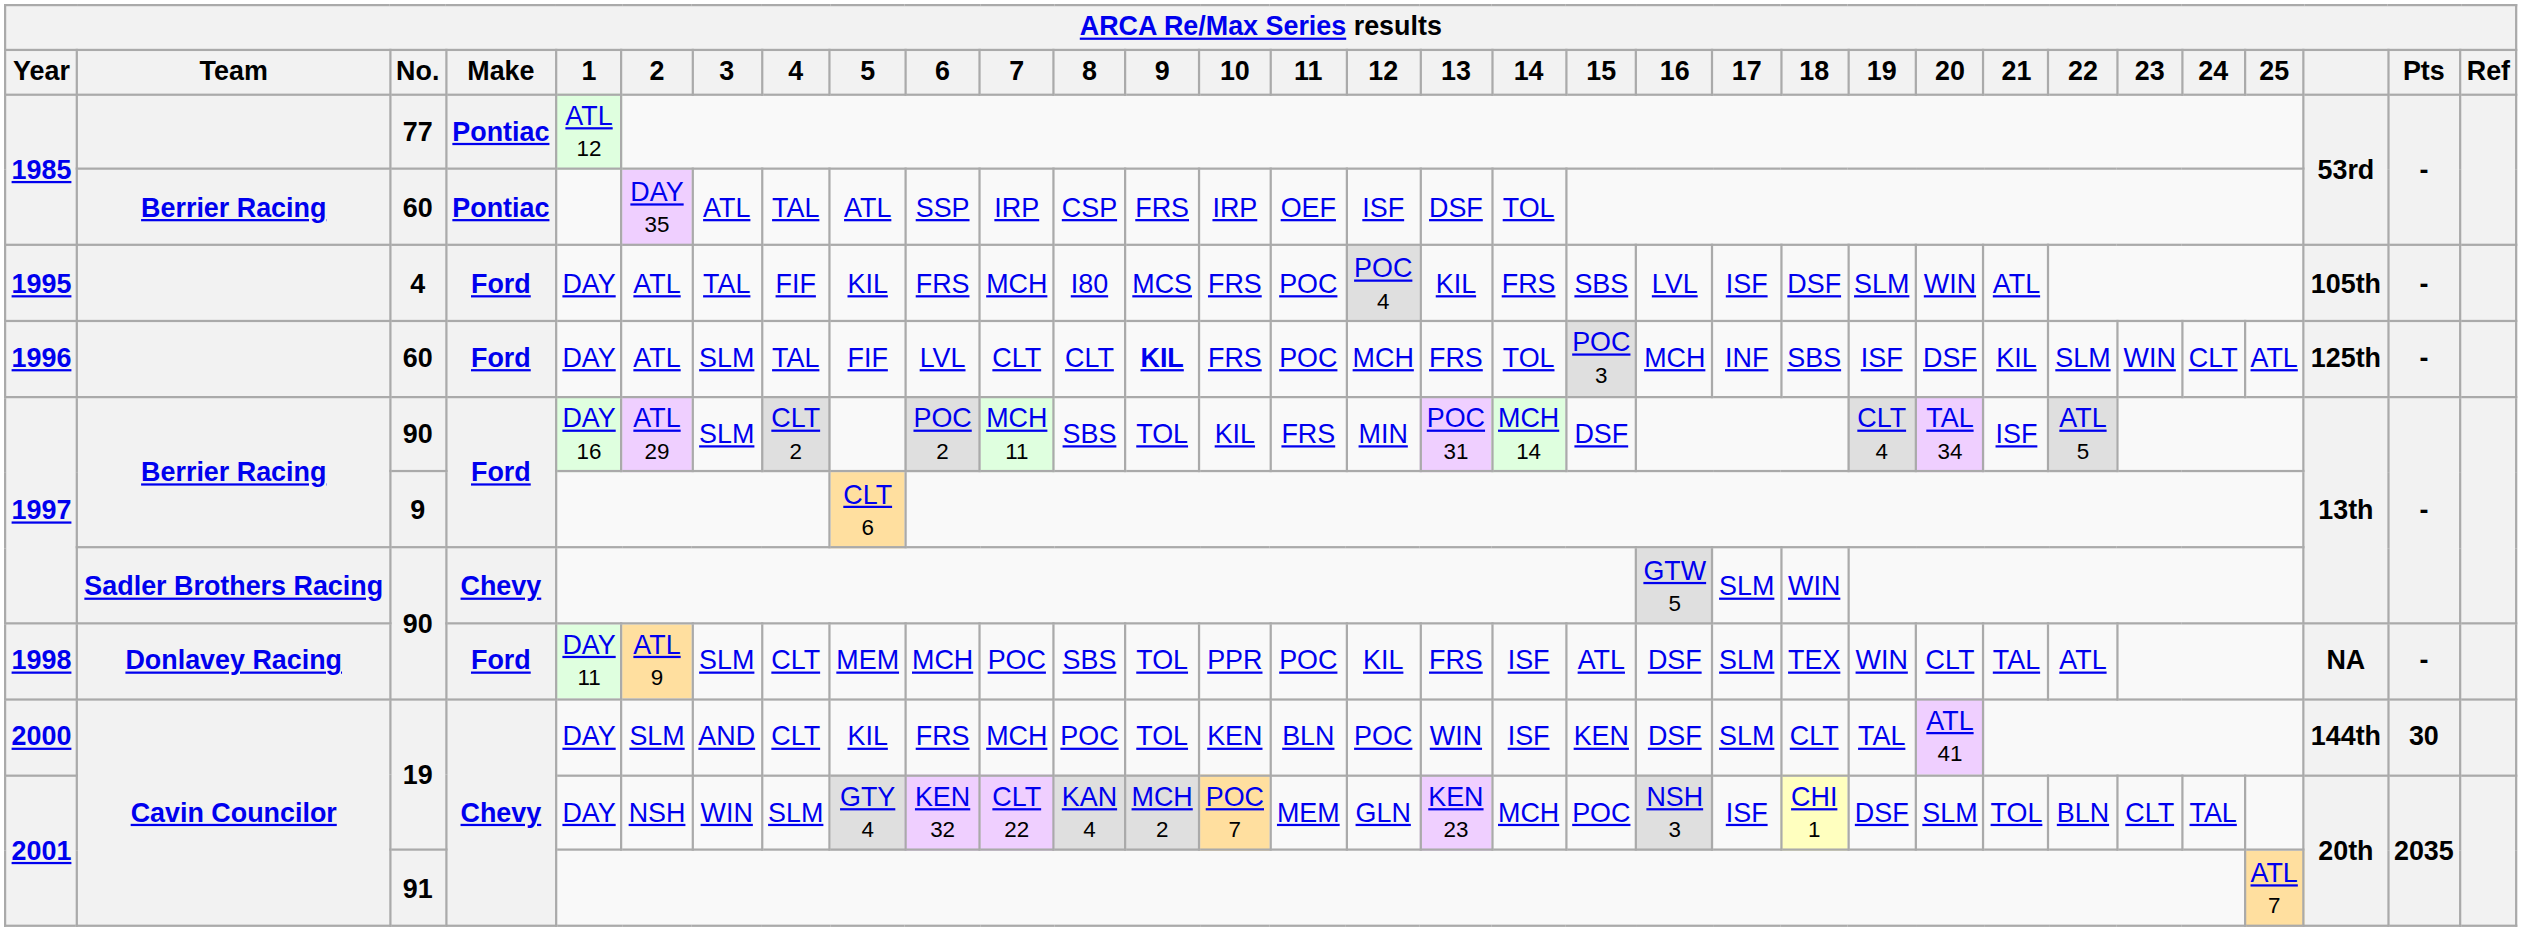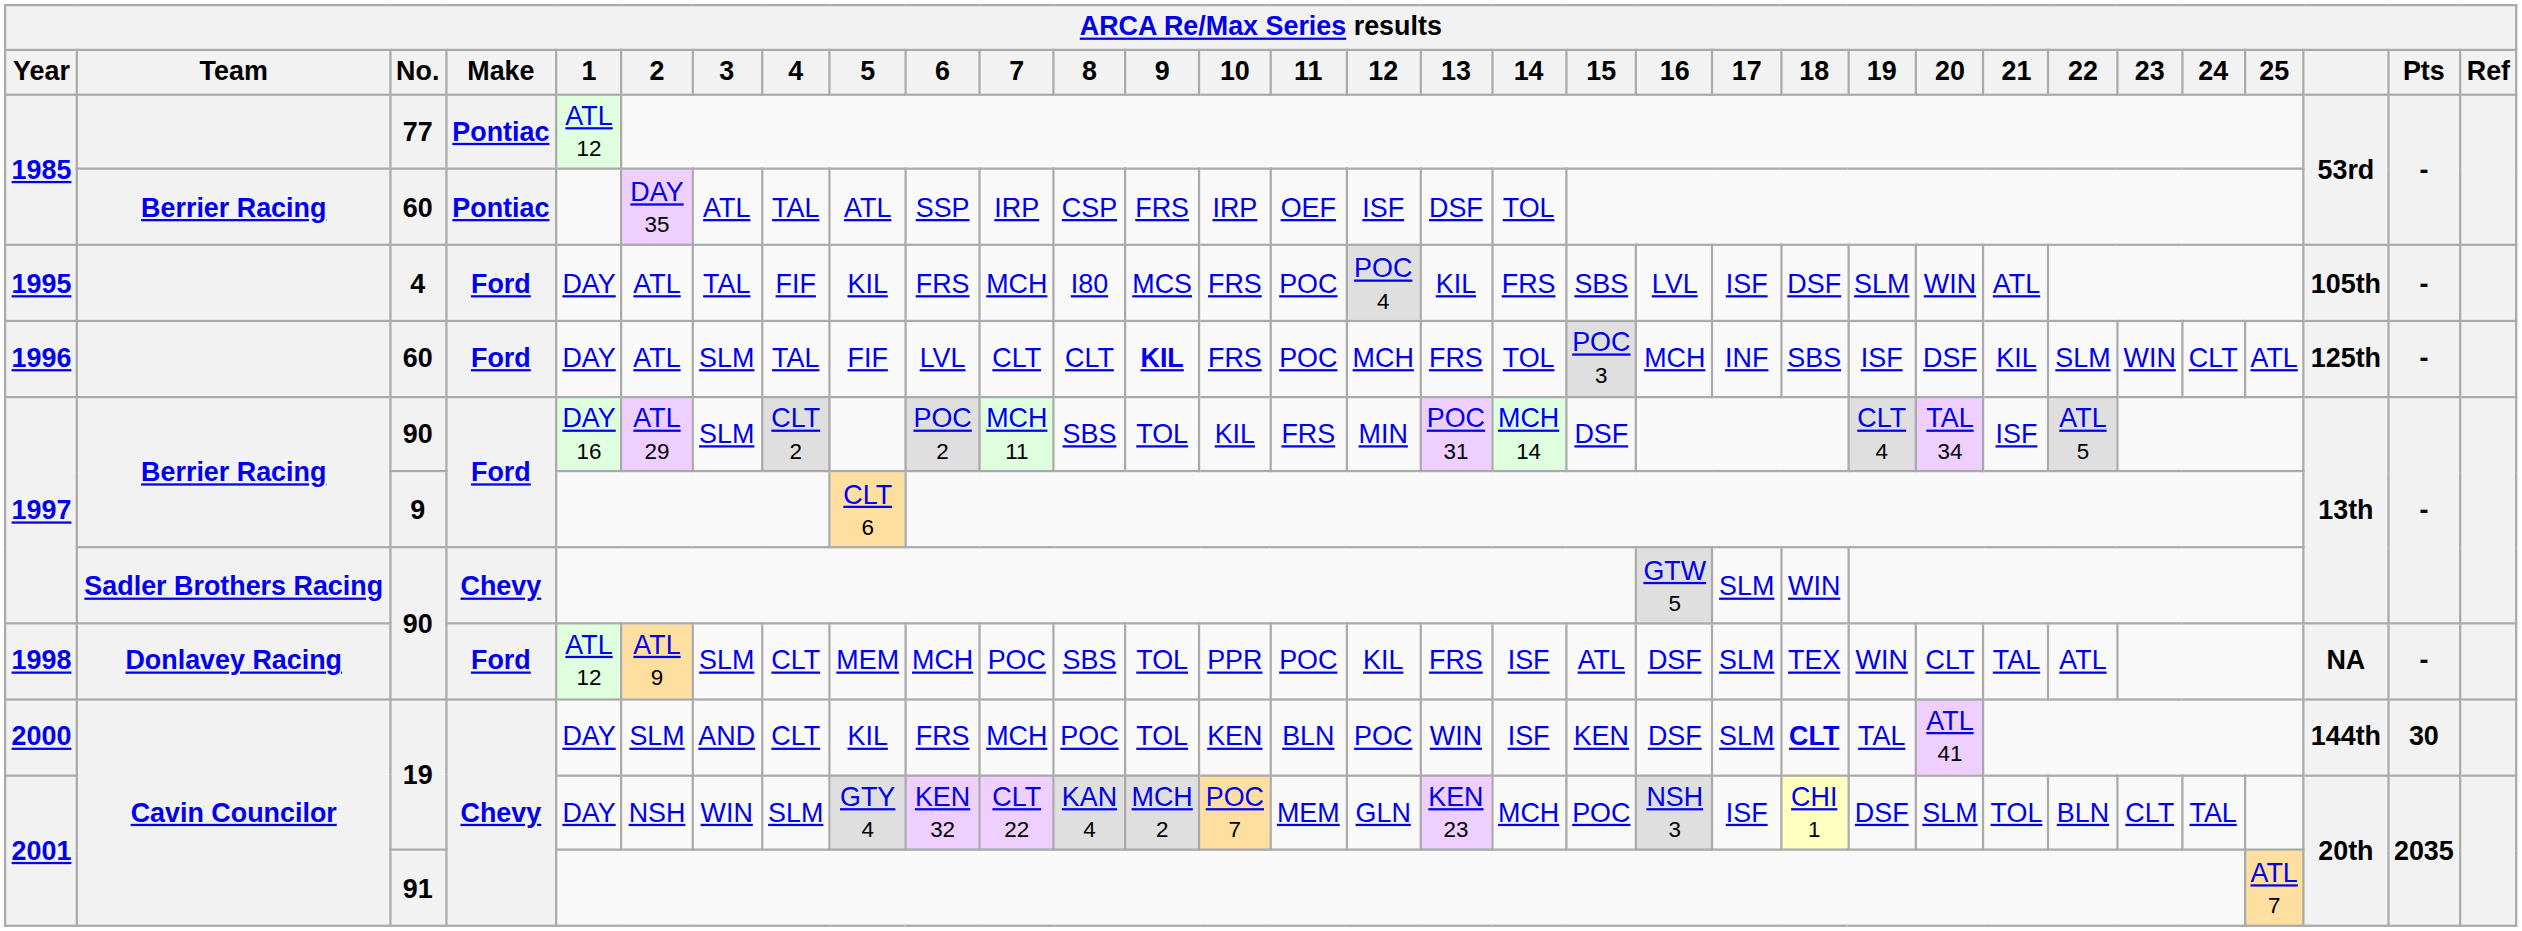(589, 660) DAY 11 -> (589, 660) ATL 12
(1814, 737) normal -> (1814, 737) bold
